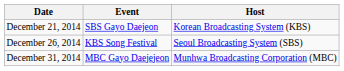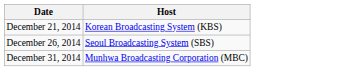- column: (127, 11)
